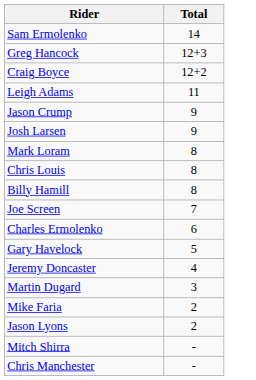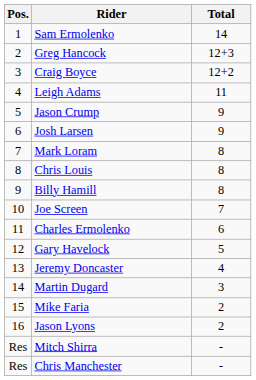+ column: (18, 14)
